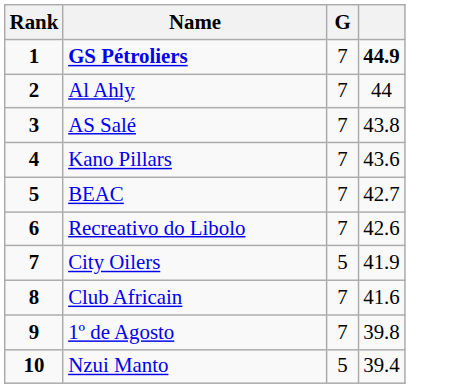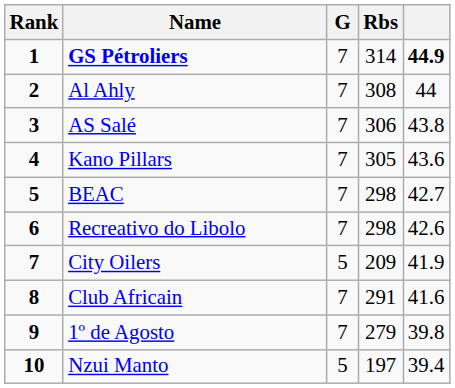+ column: (381, 22)
